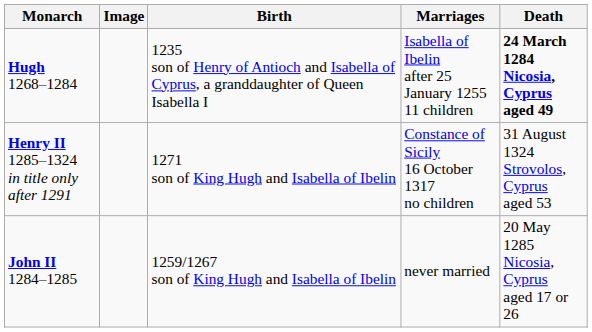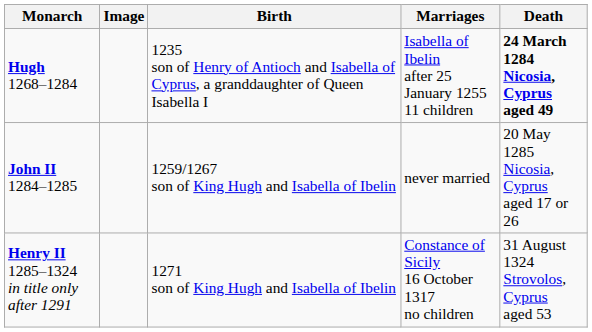rows swapped: (43, 271) <-> (43, 169)
